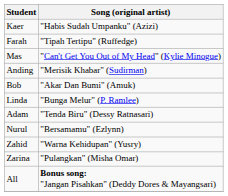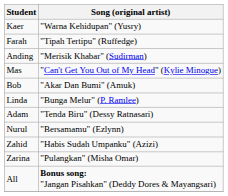(99, 26) "Habis Sudah Umpanku" (Azizi) -> (91, 26) "Warna Kehidupan" (Yusry)
rows swapped: (20, 71) <-> (14, 56)
(91, 144) "Warna Kehidupan" (Yusry) -> (99, 144) "Habis Sudah Umpanku" (Azizi)
